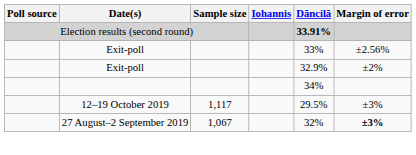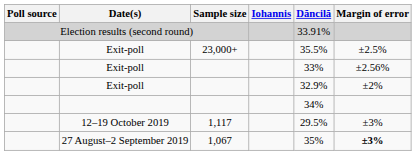(314, 31) bold -> (314, 31) normal
+ row: (125, 49)
(314, 122) 32% -> (314, 140) 35%
